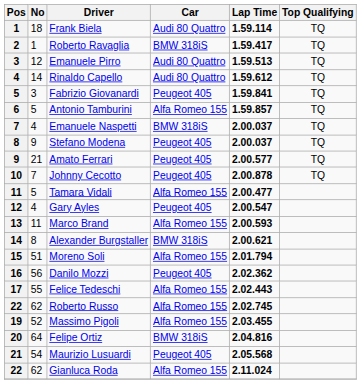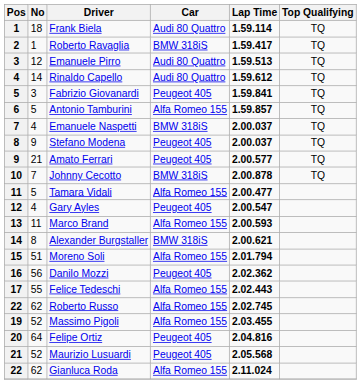(182, 175) Peugeot 405 -> (180, 175) BMW 318iS
(180, 338) BMW 318iS -> (182, 338) Peugeot 405
(36, 354) 54 -> (36, 354) 52
